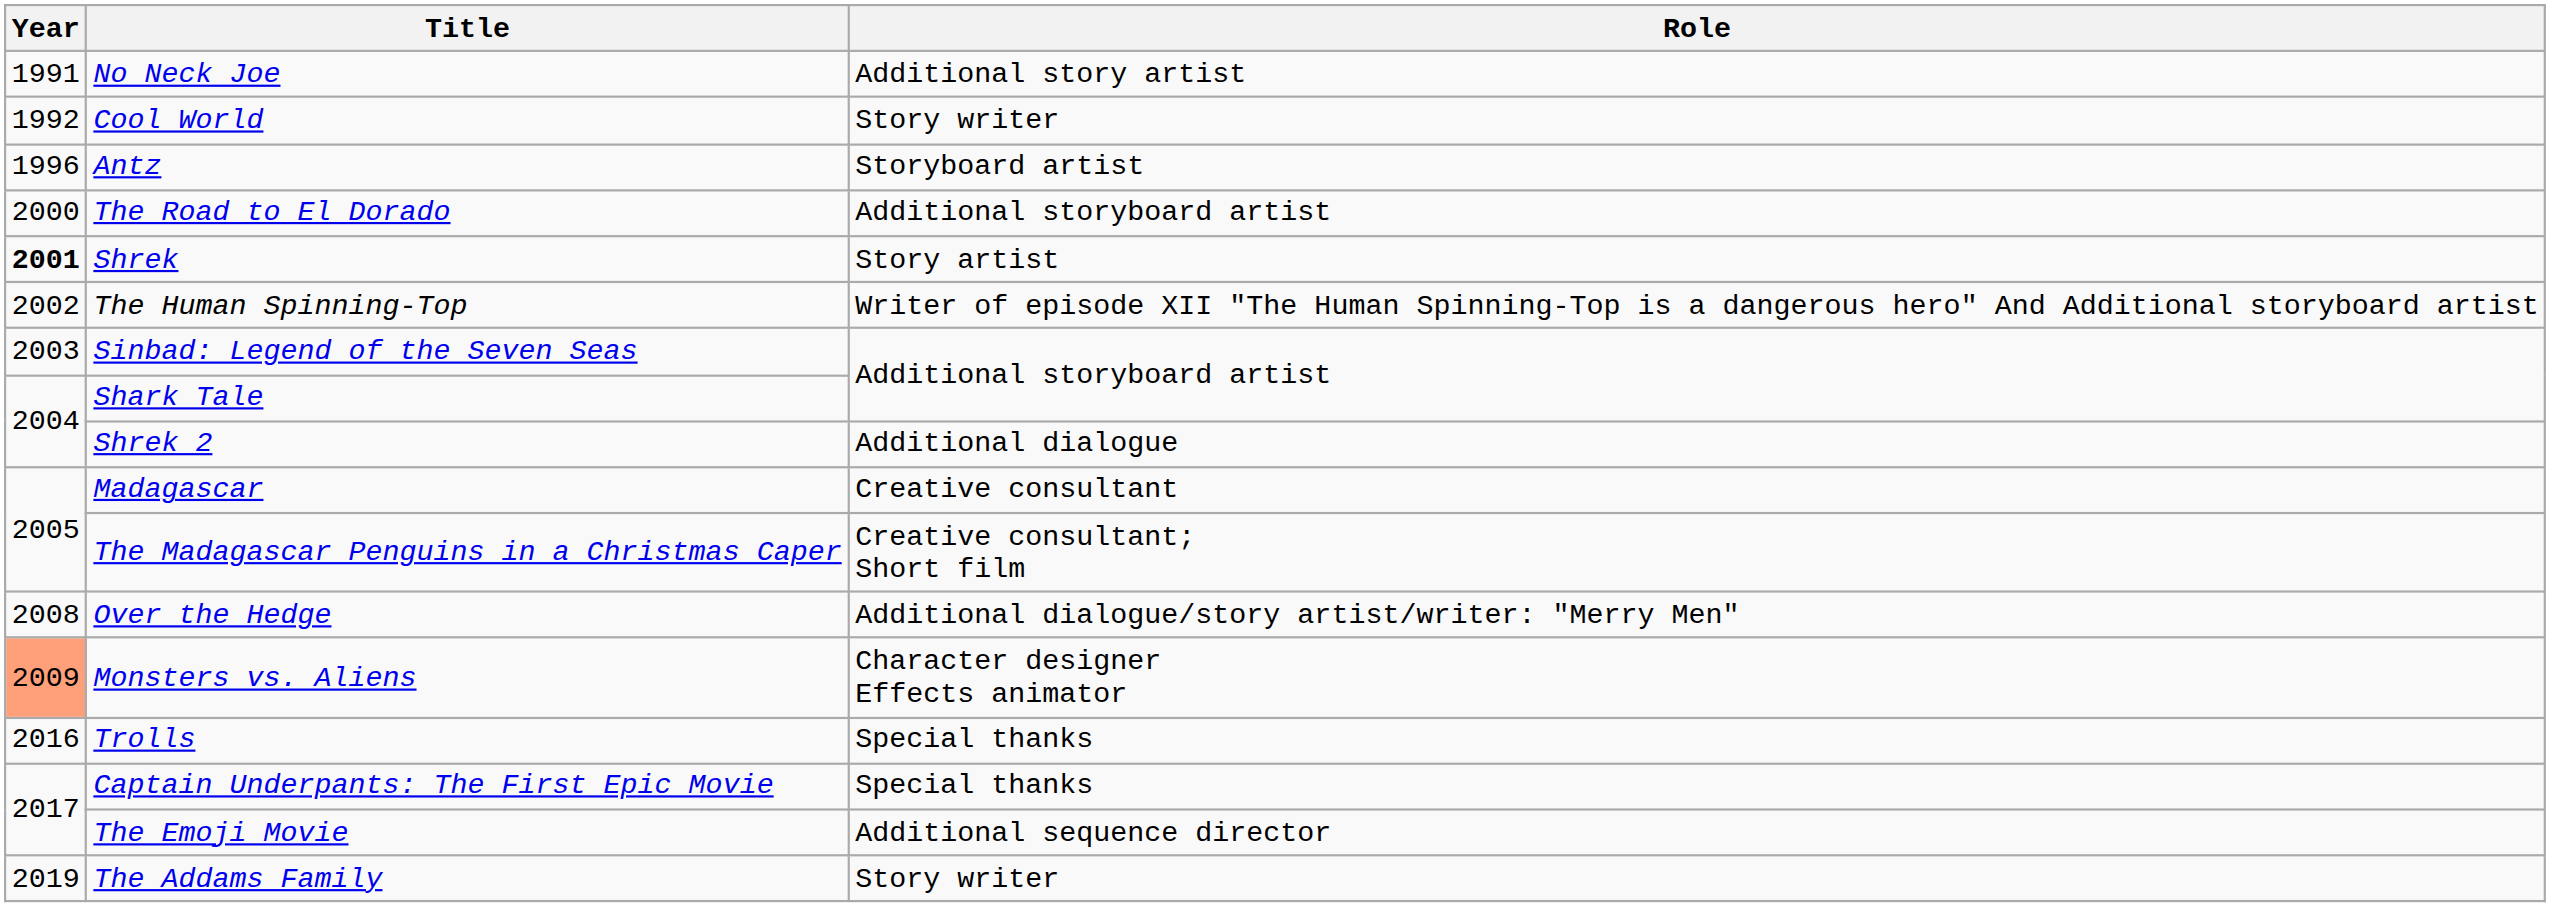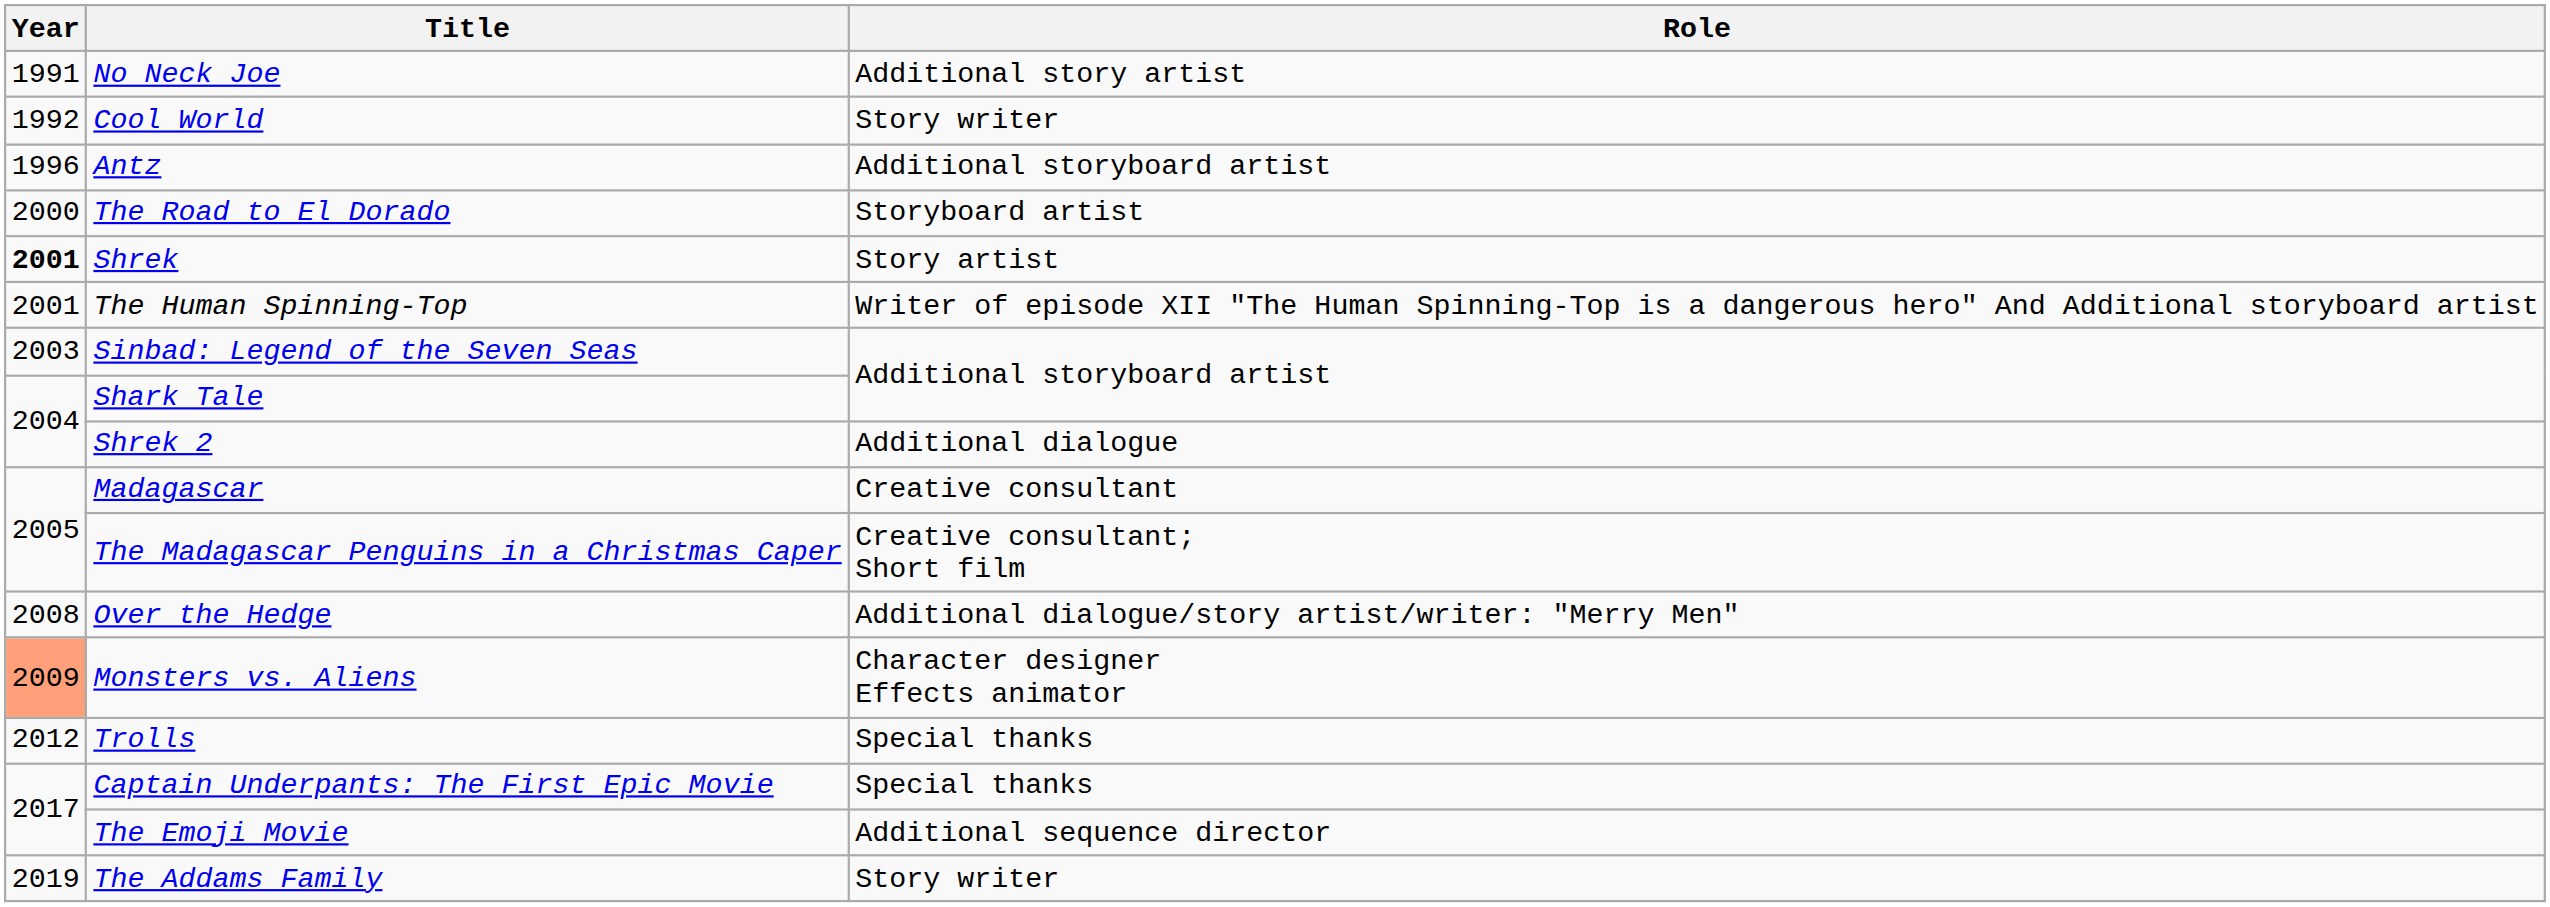(1000, 167) Storyboard artist -> (1093, 167) Additional storyboard artist
(1093, 213) Additional storyboard artist -> (1000, 213) Storyboard artist
(46, 305) 2002 -> (46, 305) 2001
(46, 740) 2016 -> (46, 740) 2012
